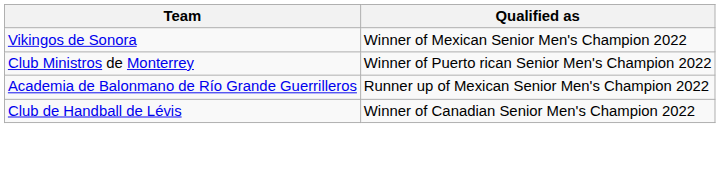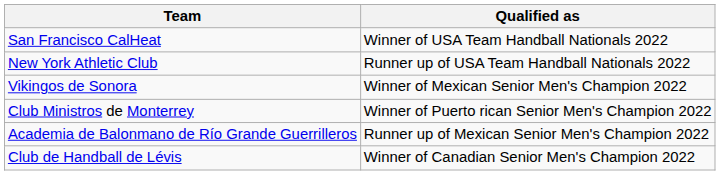+ row: (84, 39)
+ row: (83, 63)
